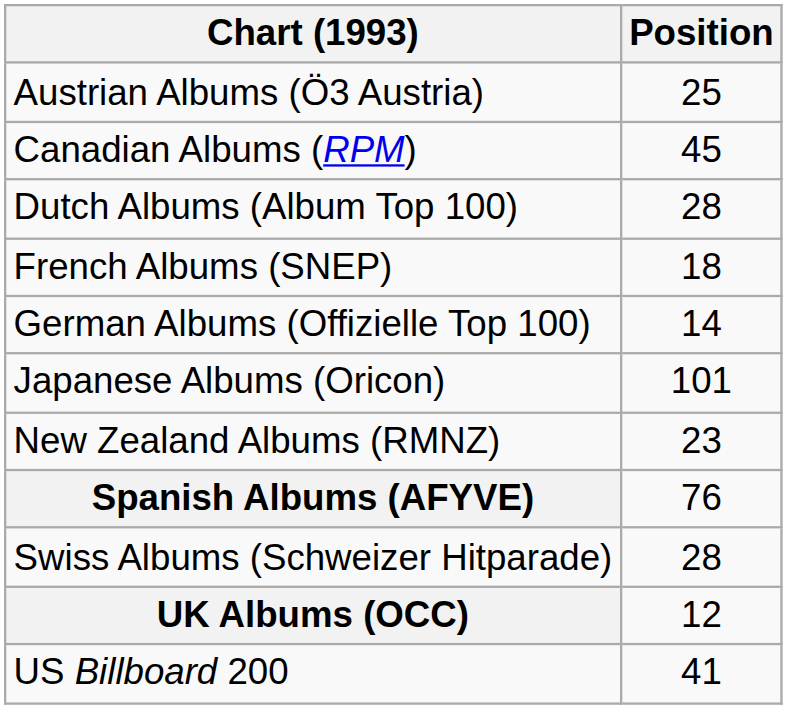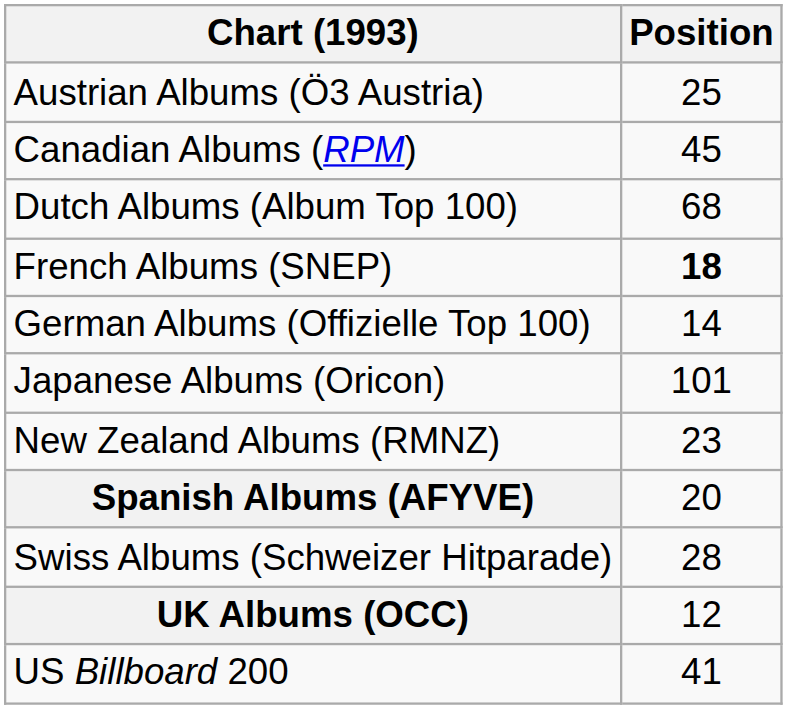(701, 207) 28 -> (701, 207) 68
(701, 265) normal -> (701, 265) bold
(701, 498) 76 -> (701, 498) 20
